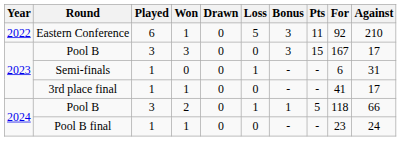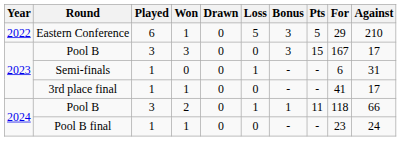(317, 32) 11 -> (317, 32) 5
(340, 32) 92 -> (340, 32) 29
(317, 107) 5 -> (317, 107) 11
